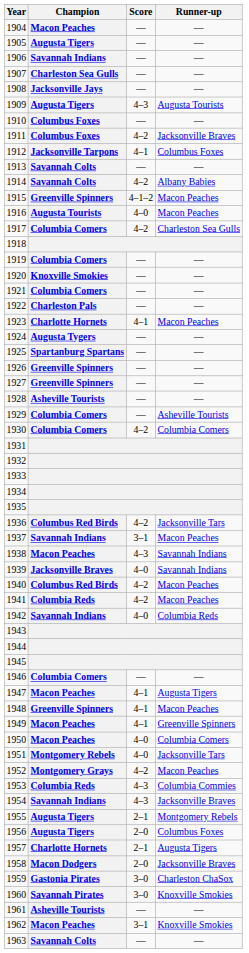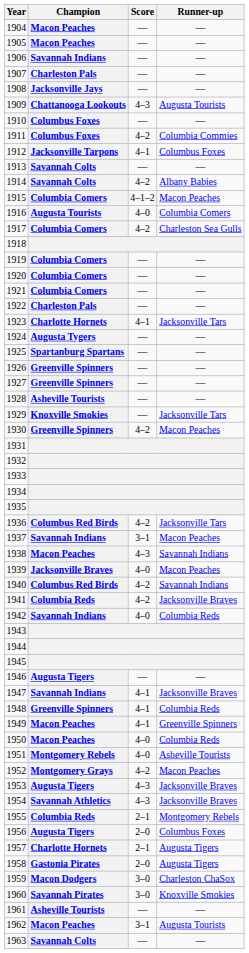(62, 43) Augusta Tigers -> (63, 43) Macon Peaches
(74, 74) Charleston Sea Gulls -> (64, 74) Charleston Pals
(62, 105) Augusta Tigers -> (78, 105) Chattanooga Lookouts
(196, 136) Jacksonville Braves -> (198, 136) Columbia Commies
(72, 197) Greenville Spinners -> (69, 197) Columbia Comers
(188, 213) Macon Peaches -> (195, 213) Columbia Comers
(69, 275) Knoxville Smokies -> (69, 275) Columbia Comers
(188, 321) Macon Peaches -> (193, 321) Jacksonville Tars
(69, 414) Columbia Comers -> (69, 414) Knoxville Smokies
(193, 414) Asheville Tourists -> (193, 414) Jacksonville Tars
(69, 430) Columbia Comers -> (72, 430) Greenville Spinners
(193, 430) Columbia Comers -> (190, 430) Macon Peaches
(192, 569) Savannah Indians -> (190, 569) Macon Peaches
(188, 584) Macon Peaches -> (194, 584) Savannah Indians
(188, 600) Macon Peaches -> (198, 600) Jacksonville Braves
(69, 677) Columbia Comers -> (62, 677) Augusta Tigers
(63, 693) Macon Peaches -> (68, 693) Savannah Indians
(187, 693) Augusta Tigers -> (198, 693) Jacksonville Braves
(188, 708) Macon Peaches -> (189, 708) Columbia Reds
(193, 739) Columbia Comers -> (189, 739) Columbia Reds
(191, 755) Jacksonville Tars -> (195, 755) Asheville Tourists
(63, 786) Columbia Reds -> (62, 786) Augusta Tigers
(197, 786) Columbia Commies -> (198, 786) Jacksonville Braves
(68, 801) Savannah Indians -> (71, 801) Savannah Athletics
(62, 817) Augusta Tigers -> (63, 817) Columbia Reds
(64, 863) Macon Dodgers -> (65, 863) Gastonia Pirates
(196, 863) Jacksonville Braves -> (189, 863) Augusta Tigers
(65, 879) Gastonia Pirates -> (64, 879) Macon Dodgers
(195, 925) Knoxville Smokies -> (192, 925) Augusta Tourists
